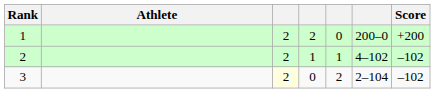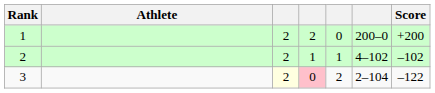(312, 77) no background -> (312, 77) pink background
(411, 77) –102 -> (411, 77) –122
